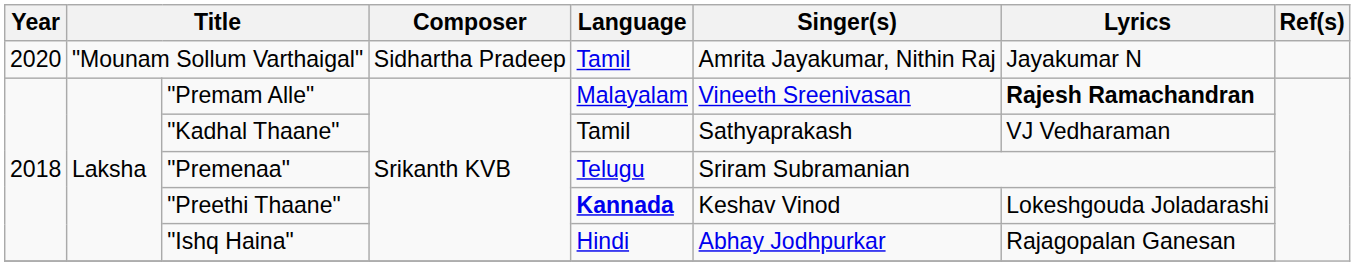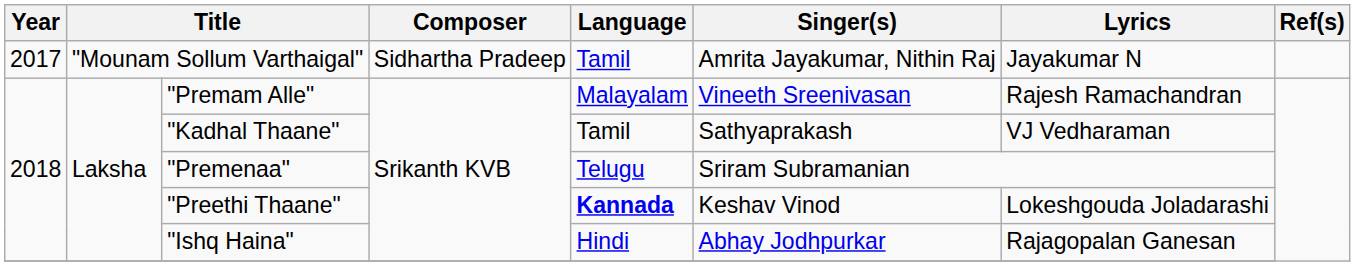(36, 59) 2020 -> (36, 59) 2017
(1130, 95) bold -> (1124, 95) normal
